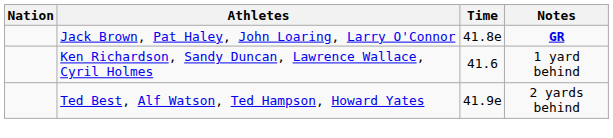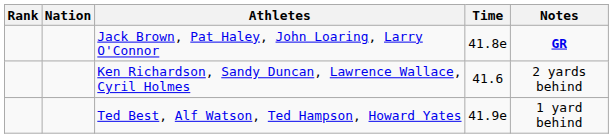+ column: (23, 15)
(557, 64) 1 yard behind -> (559, 79) 2 yards behind
(557, 100) 2 yards behind -> (559, 115) 1 yard behind
